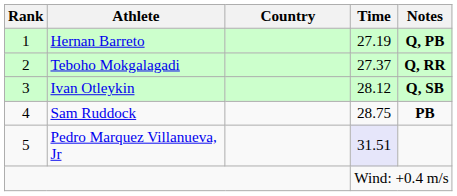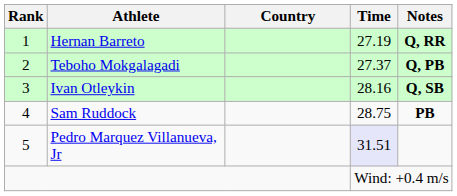(425, 40) Q, PB -> (425, 40) Q, RR
(425, 64) Q, RR -> (425, 64) Q, PB
(374, 88) 28.12 -> (374, 88) 28.16
